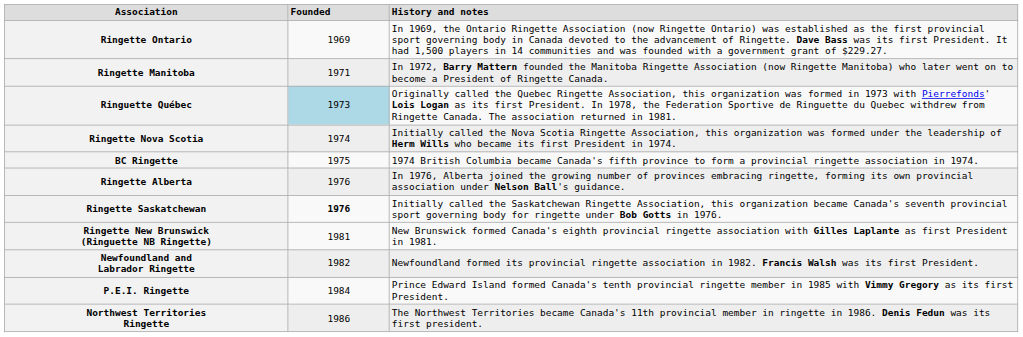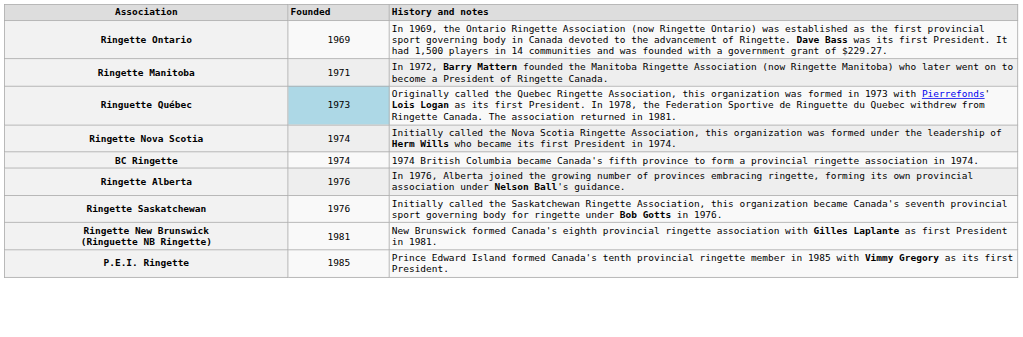(339, 160) 1975 -> (339, 160) 1974
(339, 209) bold -> (339, 209) normal
- row: (146, 263)
(339, 290) 1984 -> (339, 263) 1985
- row: (146, 318)
